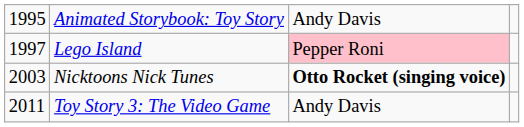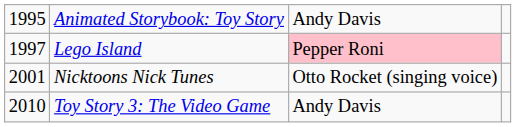(27, 77) 2003 -> (27, 77) 2001
(399, 77) bold -> (395, 77) normal
(27, 106) 2011 -> (27, 106) 2010
